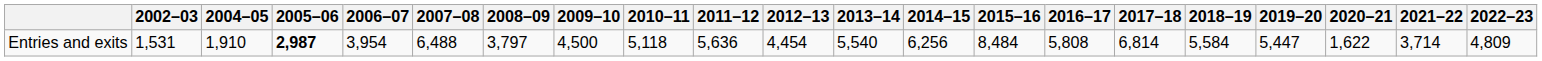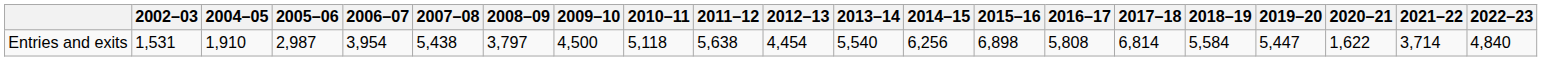(296, 42) bold -> (296, 42) normal
(437, 42) 6,488 -> (437, 42) 5,438
(717, 42) 5,636 -> (717, 42) 5,638
(998, 42) 8,484 -> (998, 42) 6,898
(1491, 42) 4,809 -> (1491, 42) 4,840
